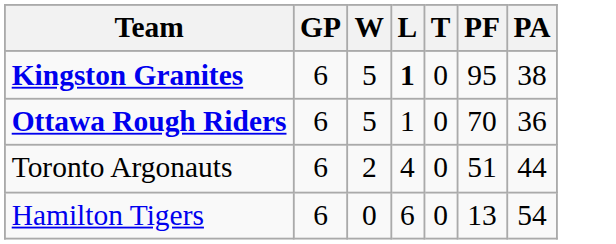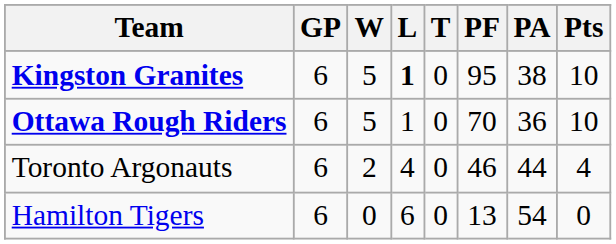+ column: (584, 27)
(482, 167) 51 -> (482, 167) 46
